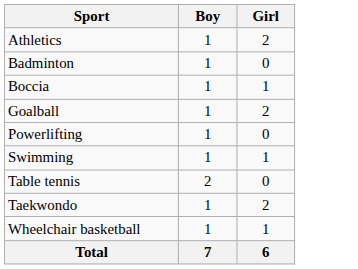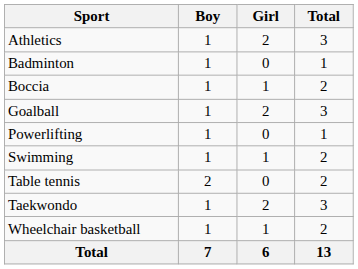+ column: (324, 16)
